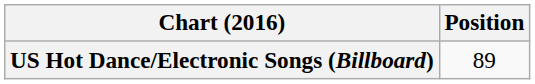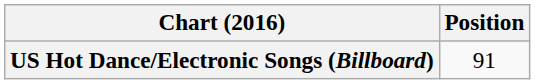(484, 59) 89 -> (484, 59) 91
